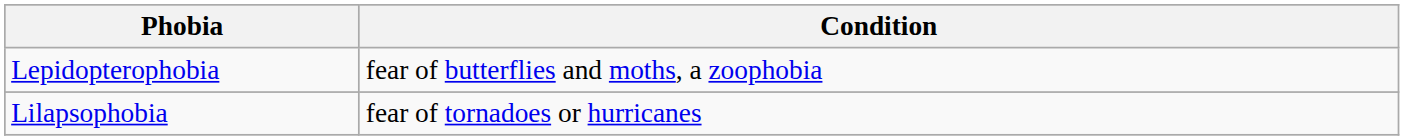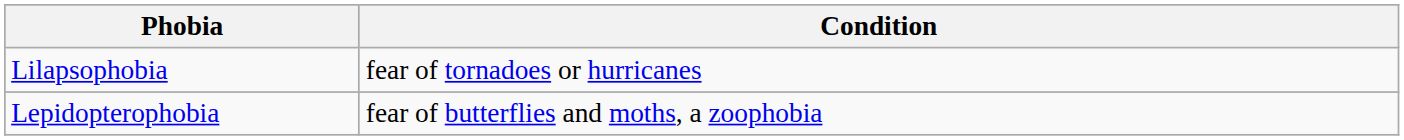rows swapped: (89, 112) <-> (115, 69)
